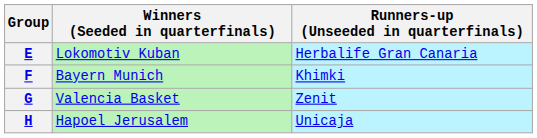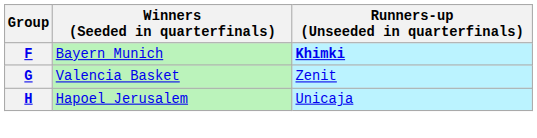- row: (28, 54)
(320, 77) normal -> (320, 54) bold
